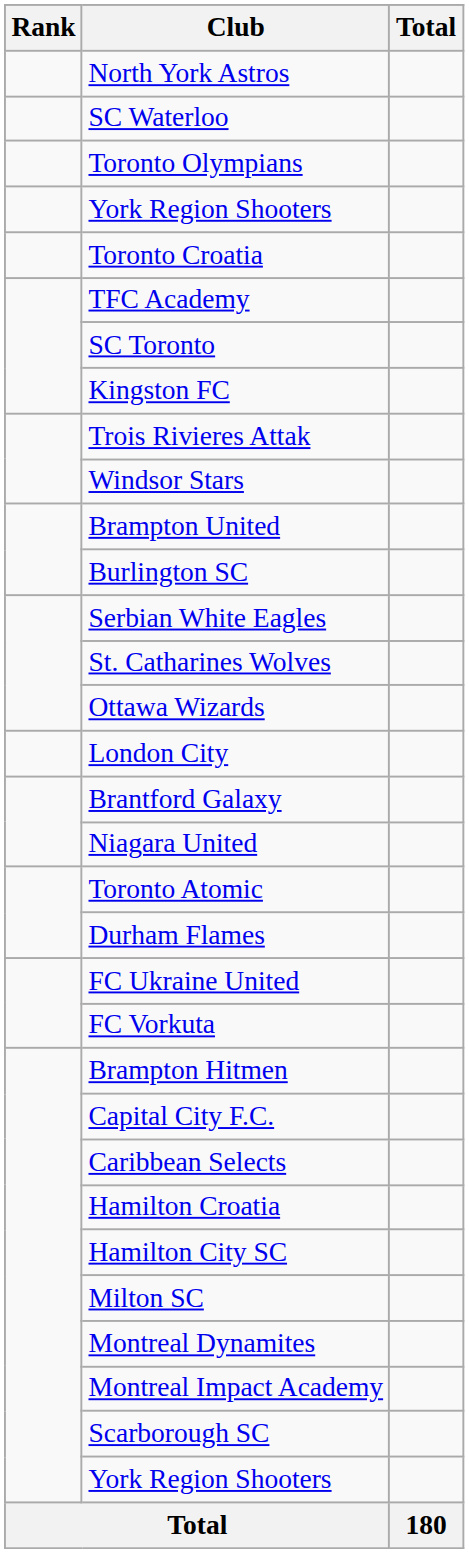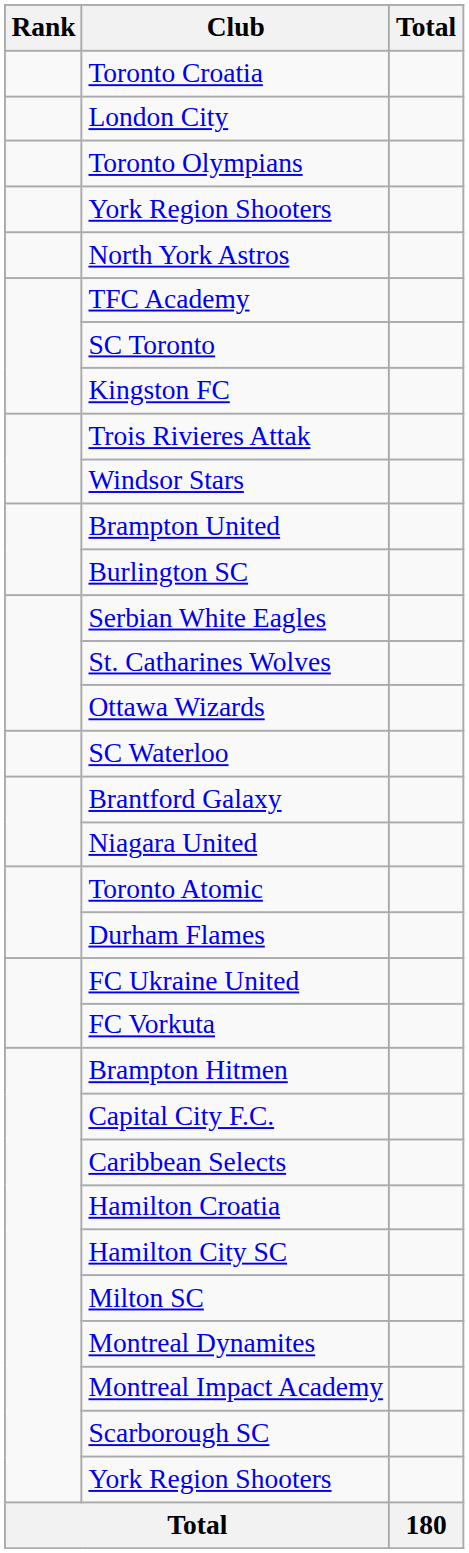rows swapped: (43, 255) <-> (43, 73)
rows swapped: (43, 754) <-> (43, 119)
